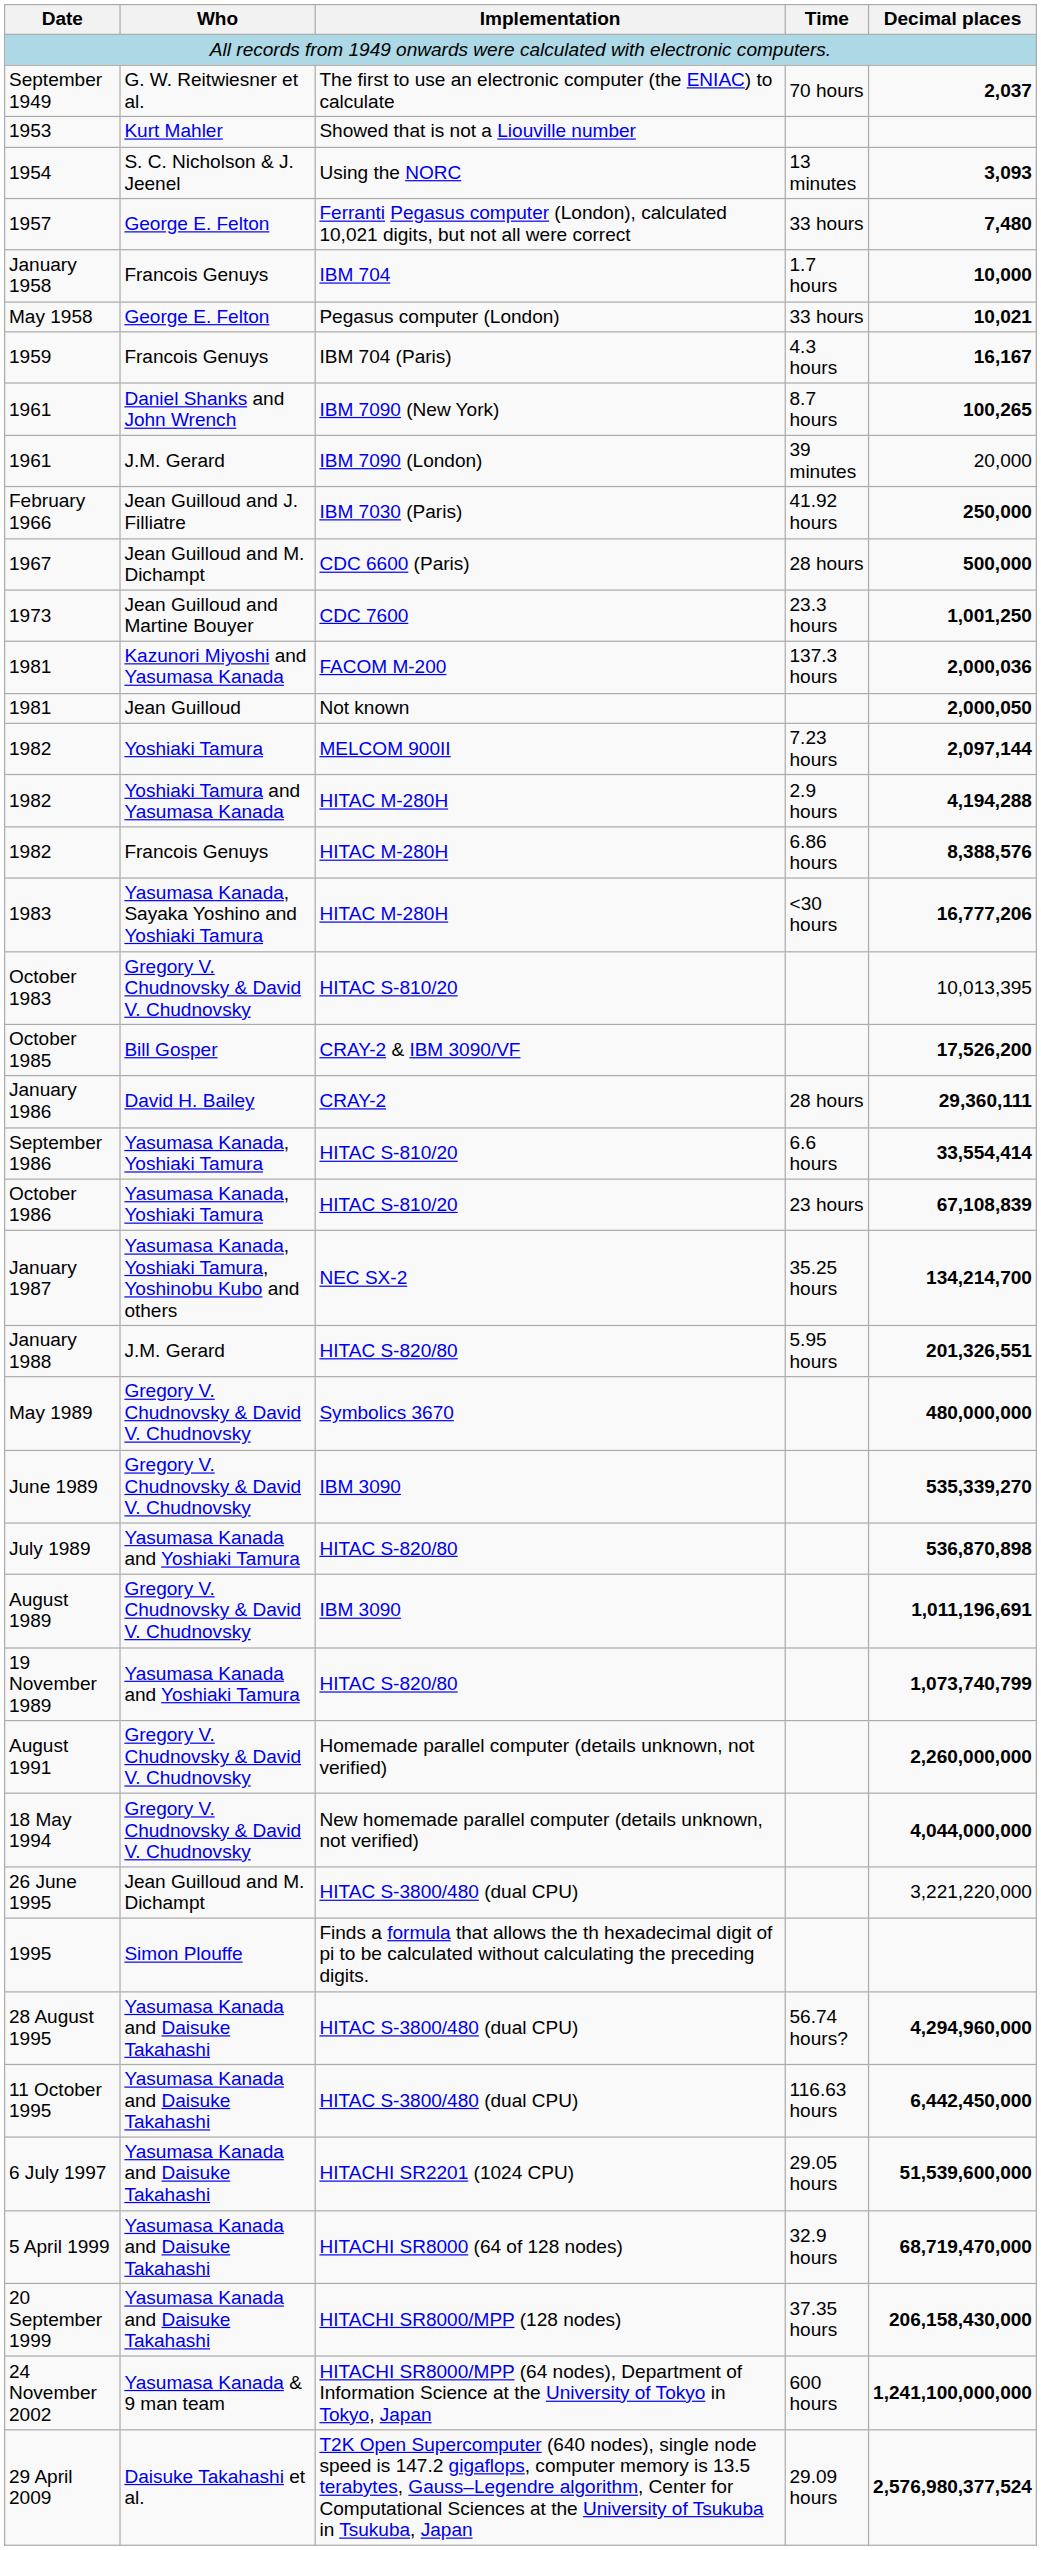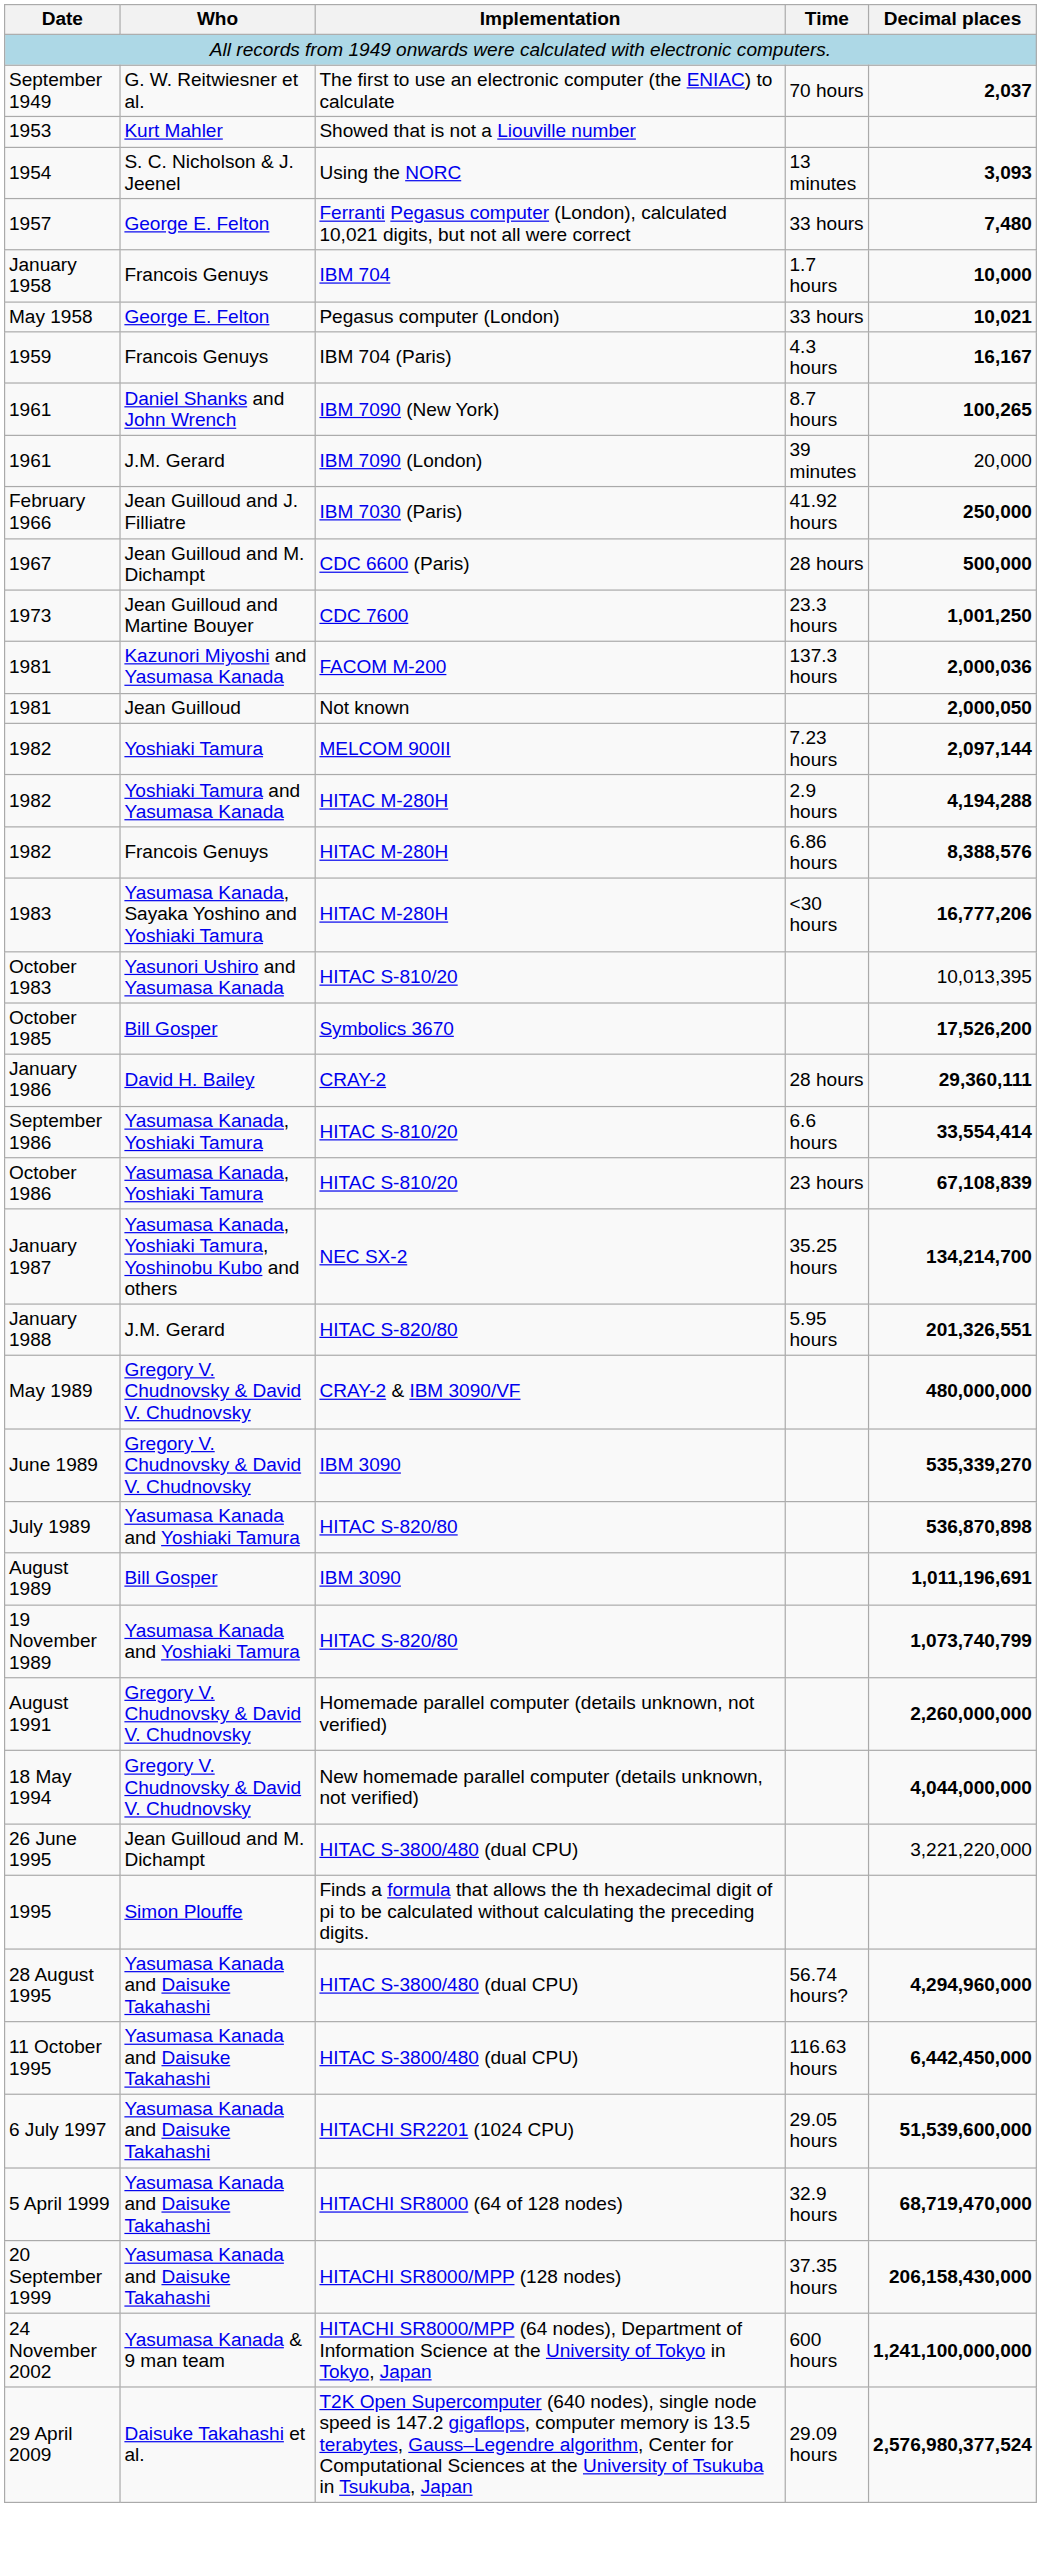(213, 987) Gregory V. Chudnovsky & David V. Chudnovsky -> (210, 976) Yasunori Ushiro and Yasumasa Kanada
(420, 1049) CRAY-2 & IBM 3090/VF -> (387, 1028) Symbolics 3670
(387, 1413) Symbolics 3670 -> (420, 1391) CRAY-2 & IBM 3090/VF
(213, 1610) Gregory V. Chudnovsky & David V. Chudnovsky -> (171, 1578) Bill Gosper
